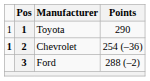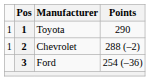(9, 46) bold -> (9, 46) normal
(123, 46) 254 (–36) -> (123, 46) 288 (–2)
(123, 63) 288 (–2) -> (123, 63) 254 (–36)
